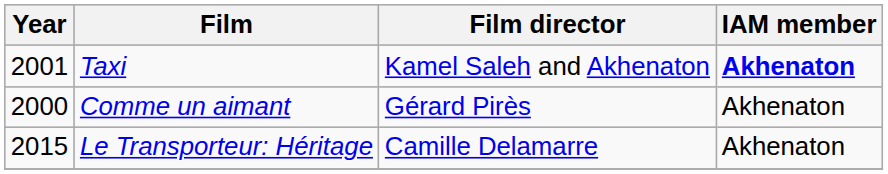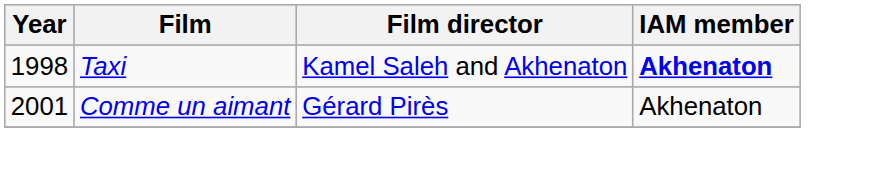(39, 65) 2001 -> (39, 65) 1998
(39, 106) 2000 -> (39, 106) 2001
- row: (226, 147)
